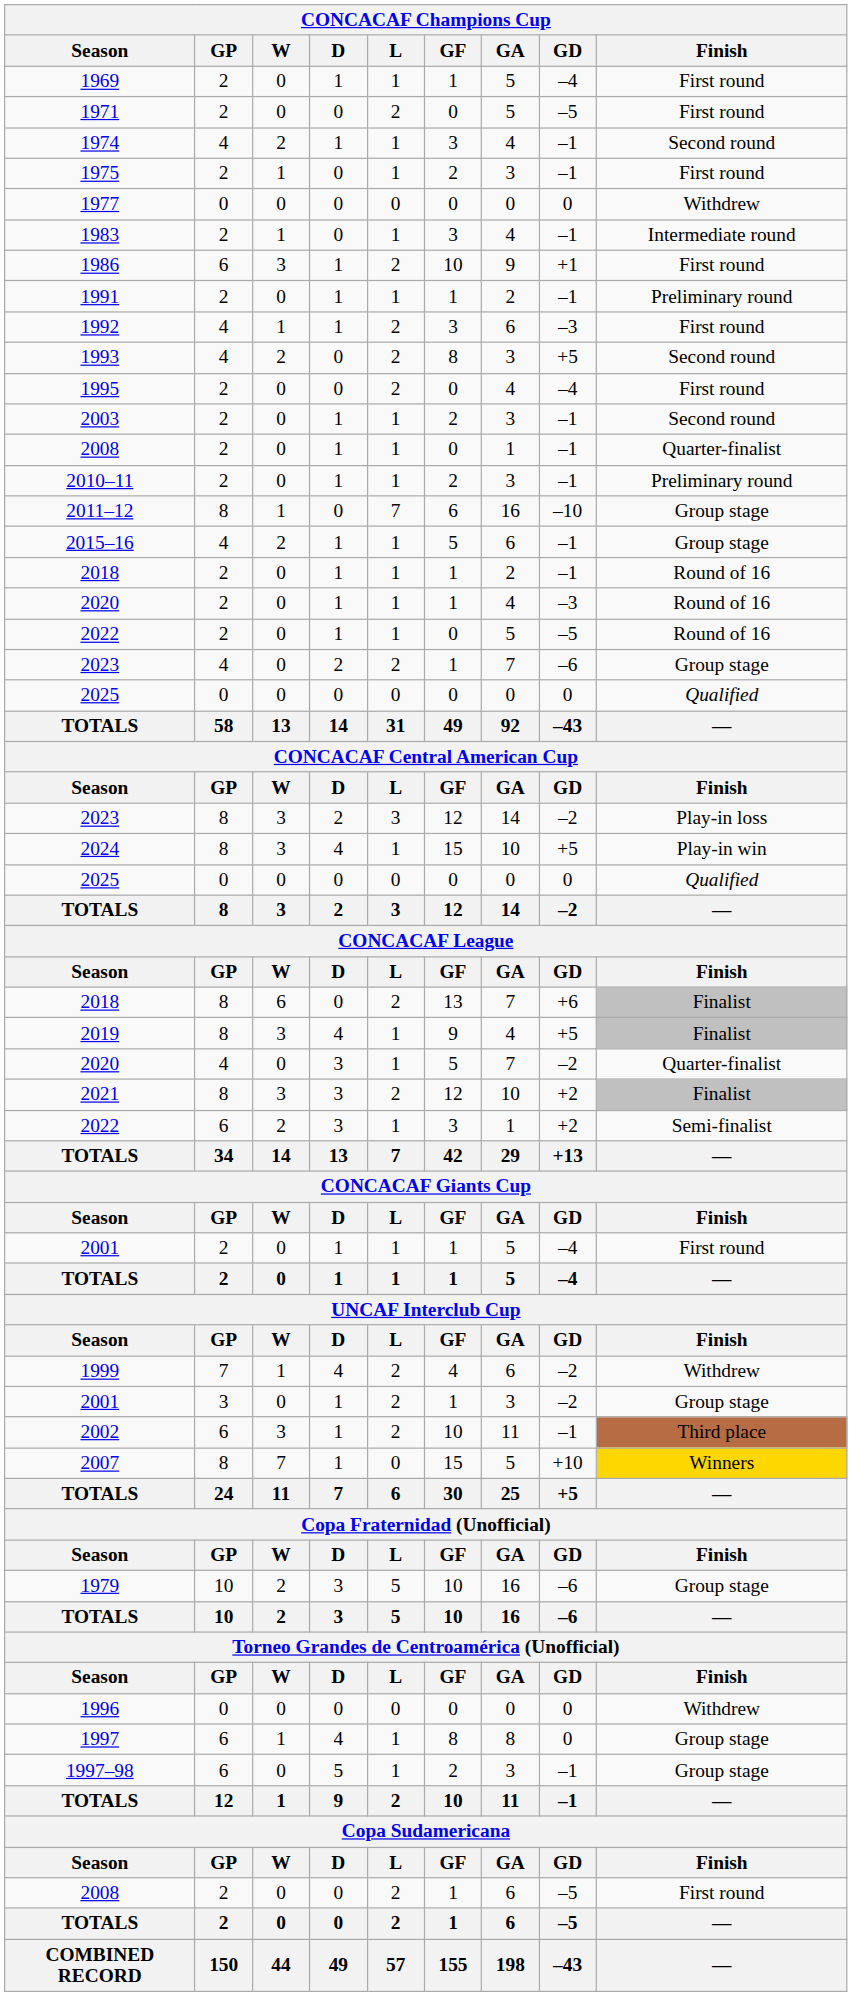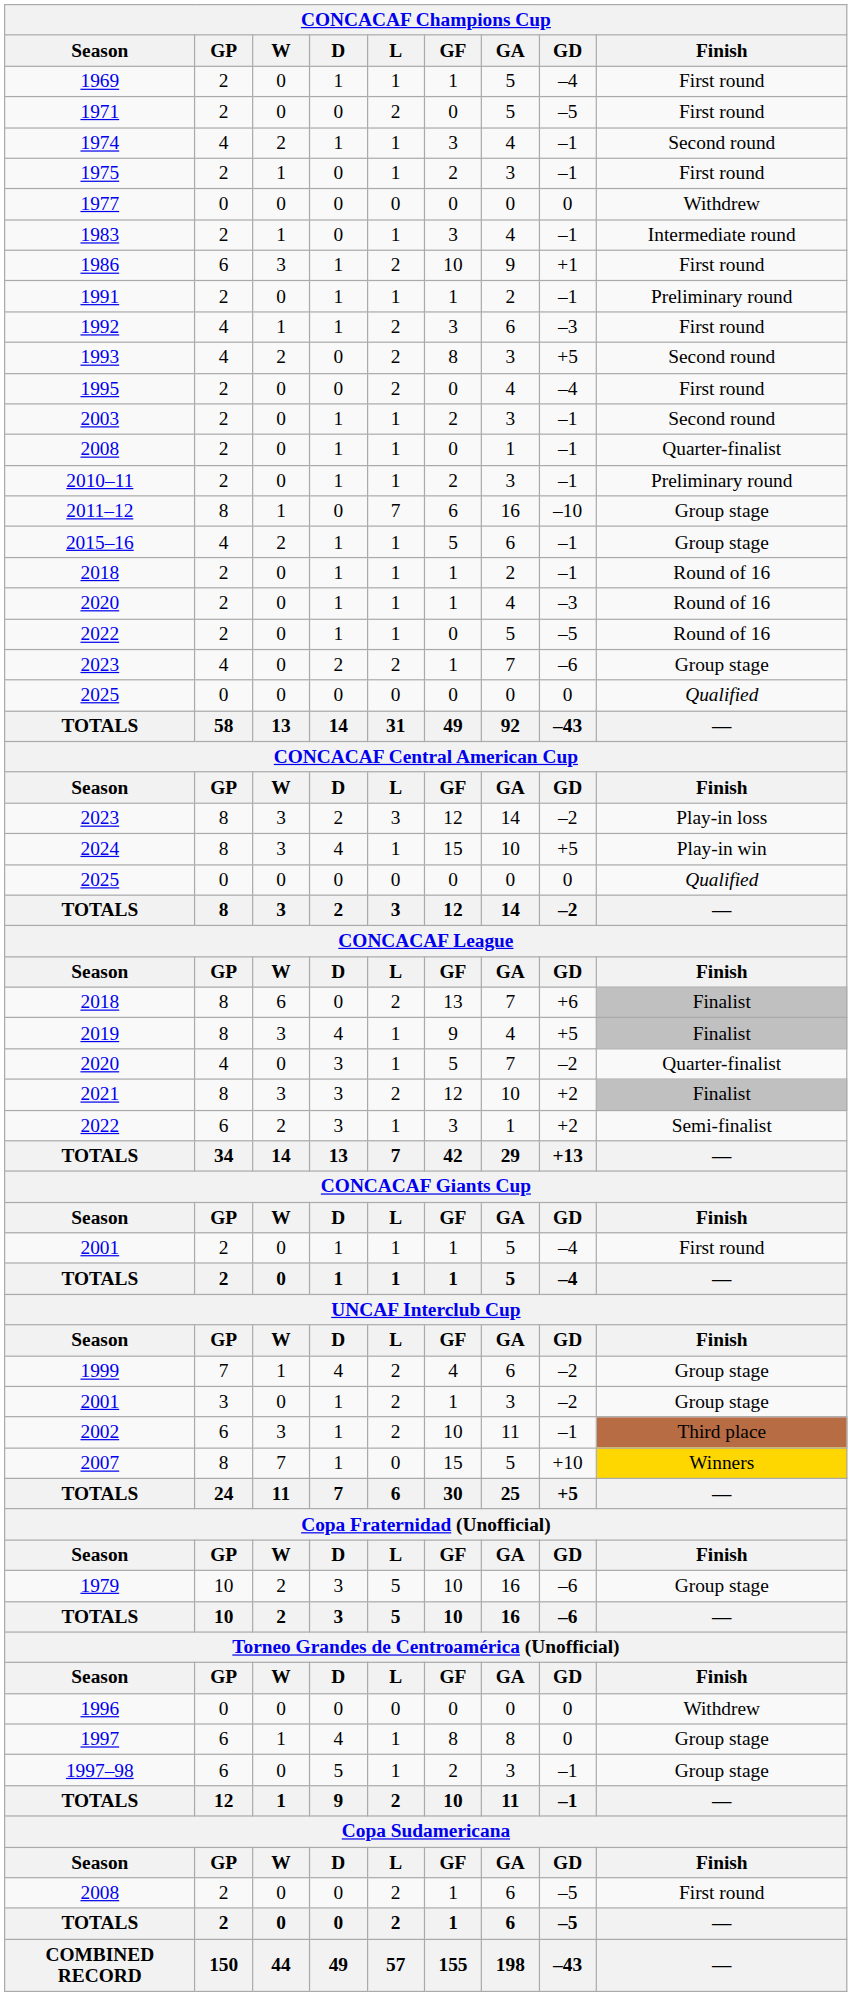(722, 1370) Withdrew -> (722, 1370) Group stage
